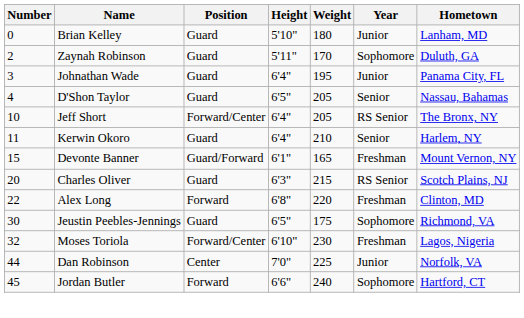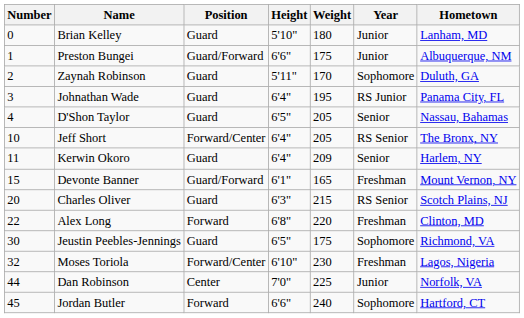+ row: (96, 56)
(373, 76) Junior -> (382, 97) RS Junior
(322, 138) 210 -> (322, 158) 209
